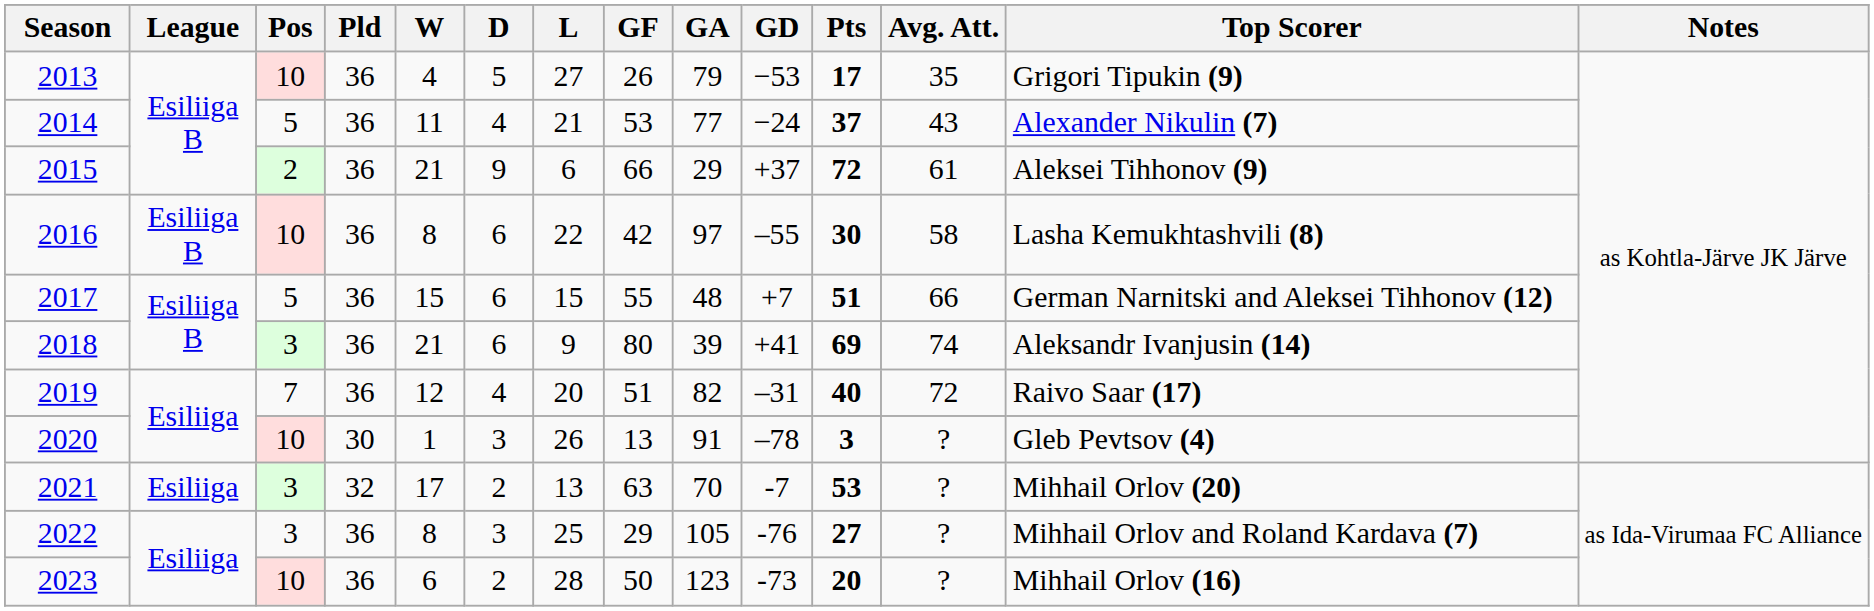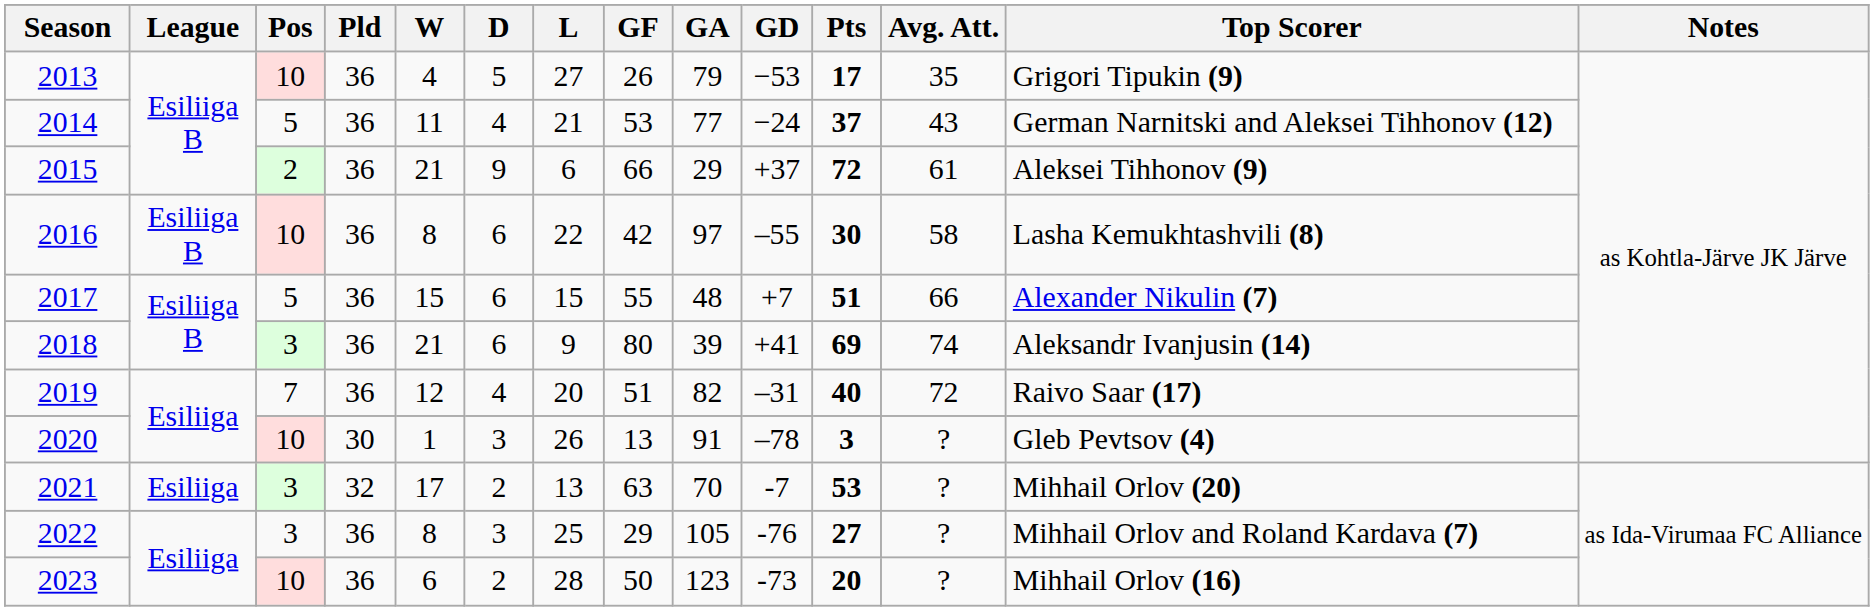(1145, 122) Alexander Nikulin (7) -> (1283, 122) German Narnitski and Aleksei Tihhonov (12)
(1283, 297) German Narnitski and Aleksei Tihhonov (12) -> (1145, 297) Alexander Nikulin (7)
